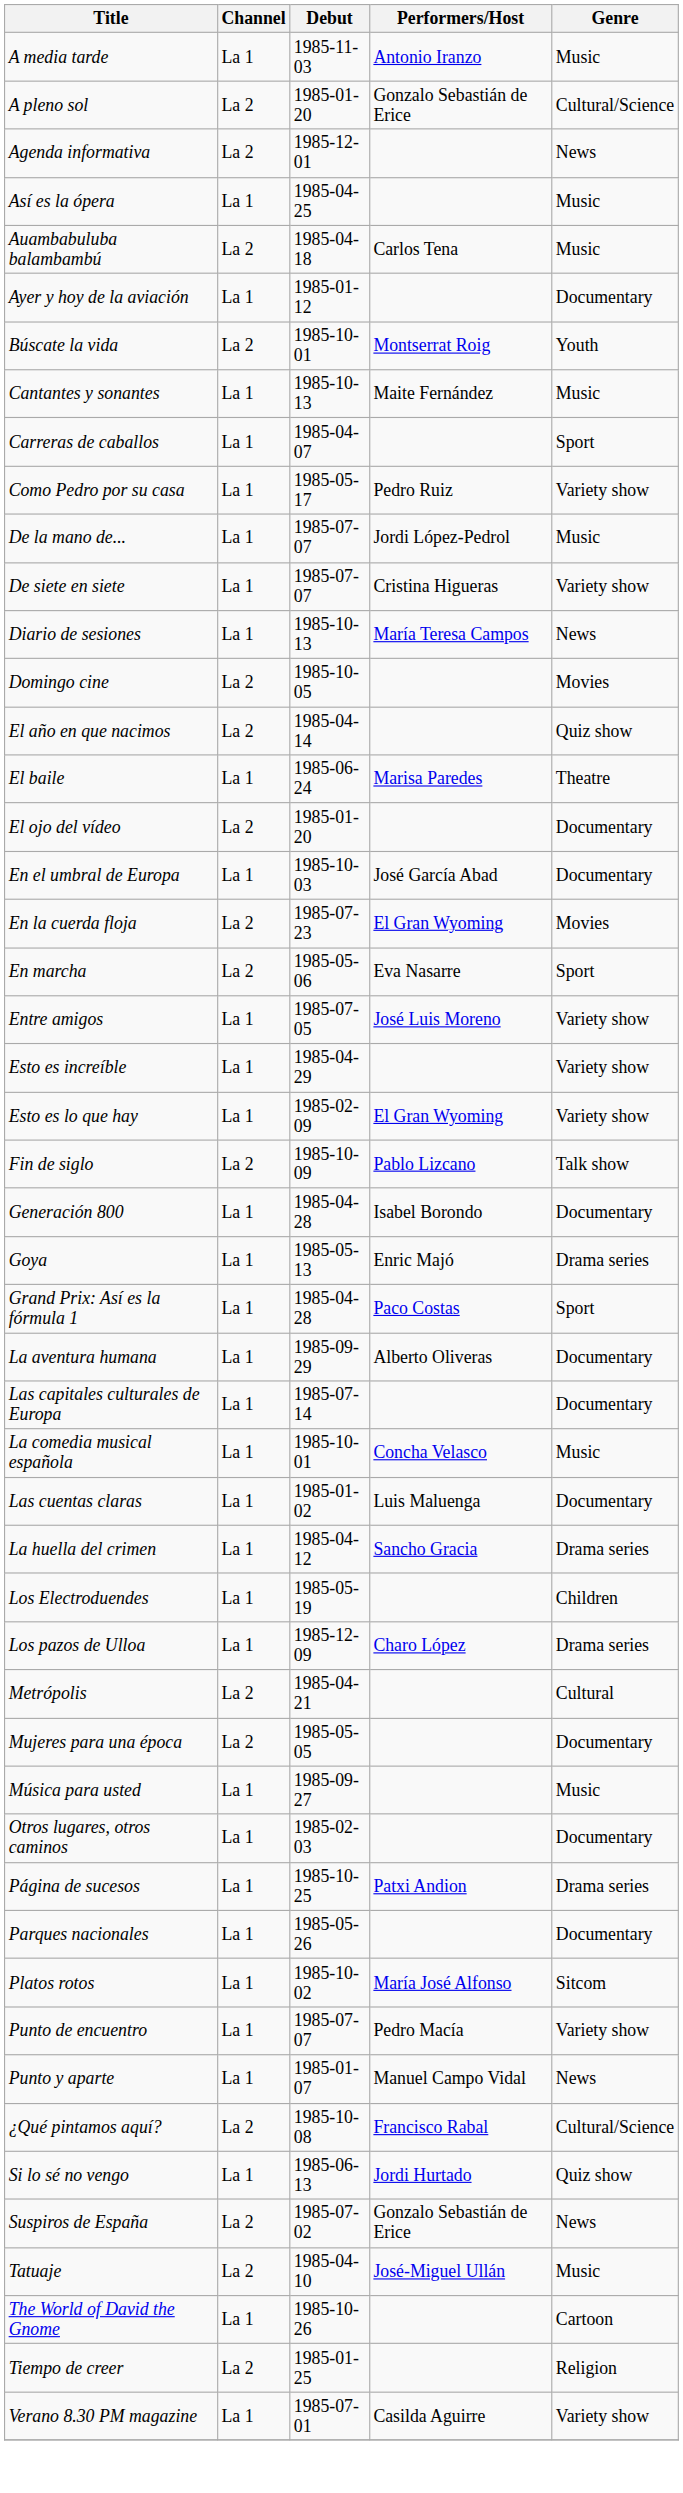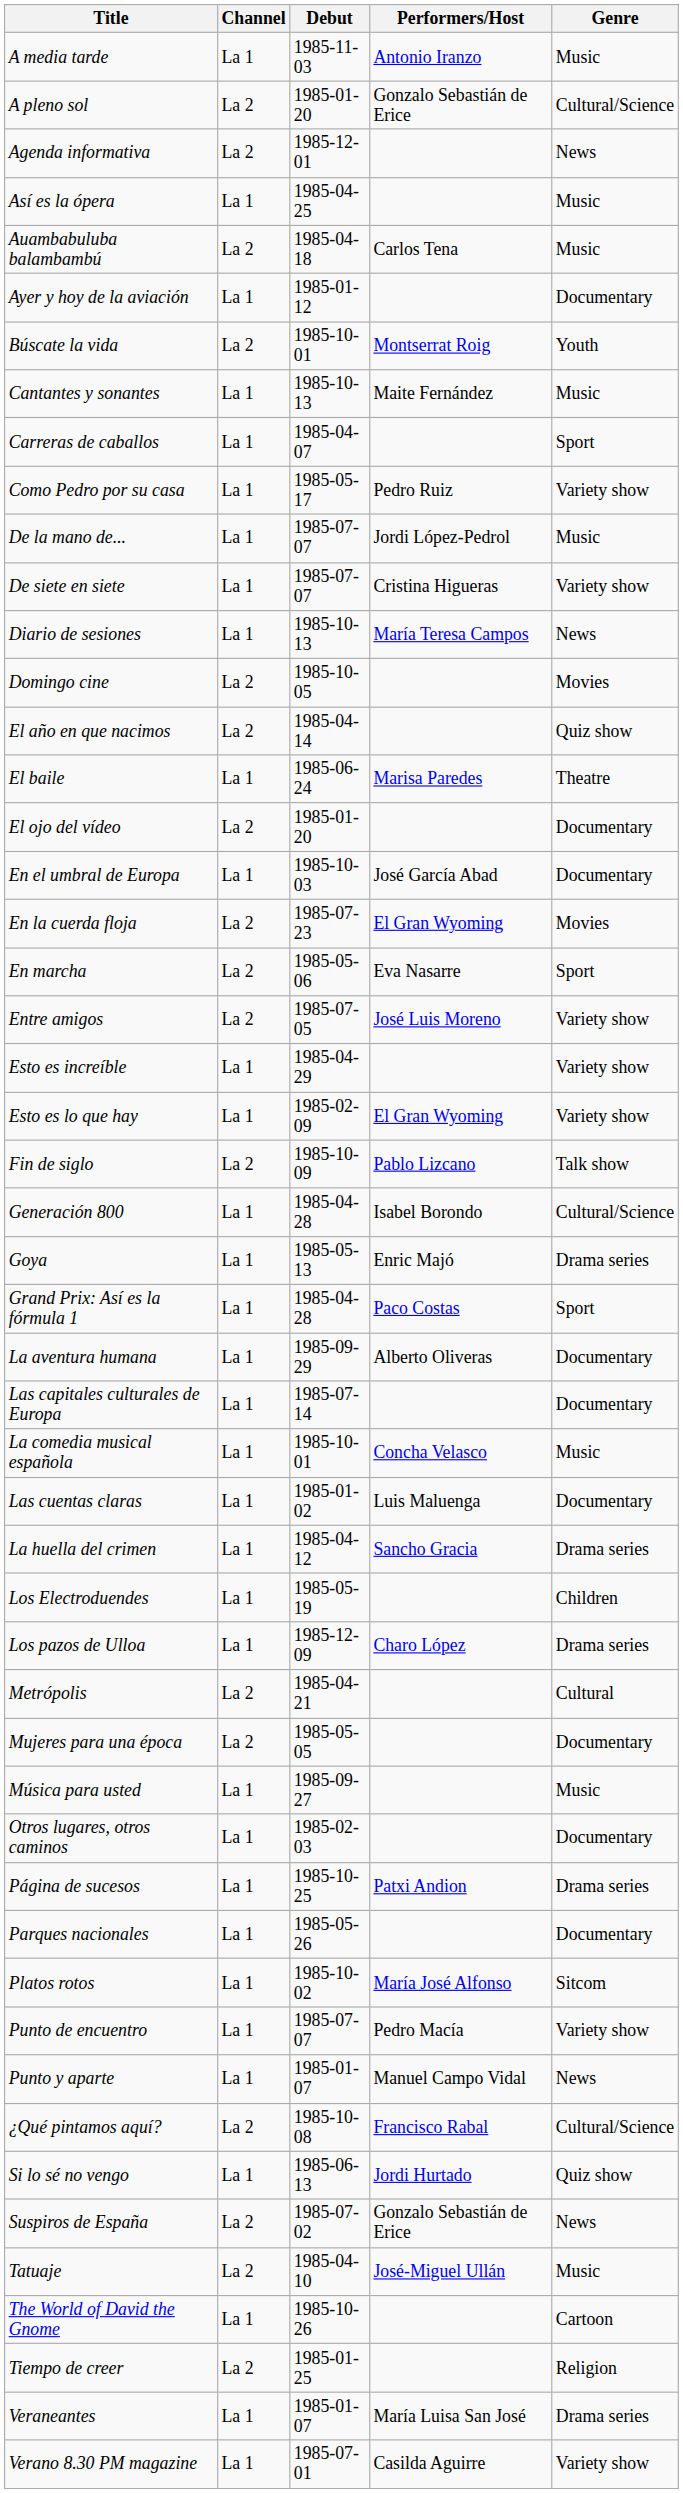(237, 1019) La 1 -> (237, 1019) La 2
(604, 1212) Documentary -> (615, 1212) Cultural/Science
+ row: (52, 2415)
